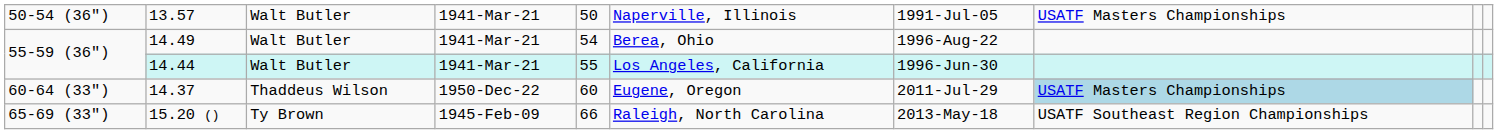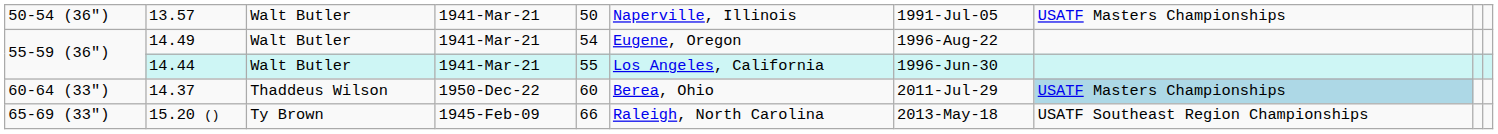(663, 42) Berea, Ohio -> (677, 42) Eugene, Oregon
(677, 91) Eugene, Oregon -> (663, 91) Berea, Ohio
